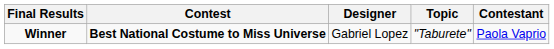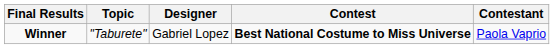columns swapped: (208, 14) <-> (442, 14)
